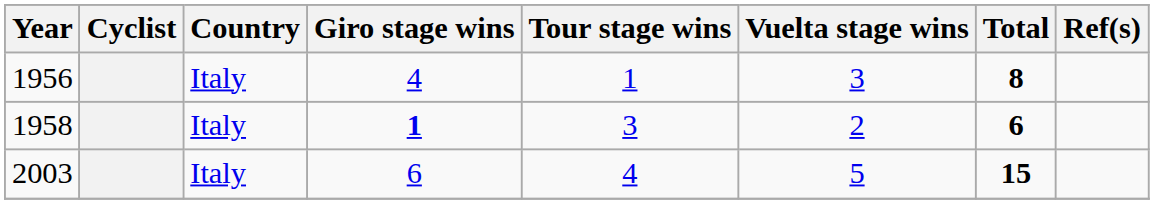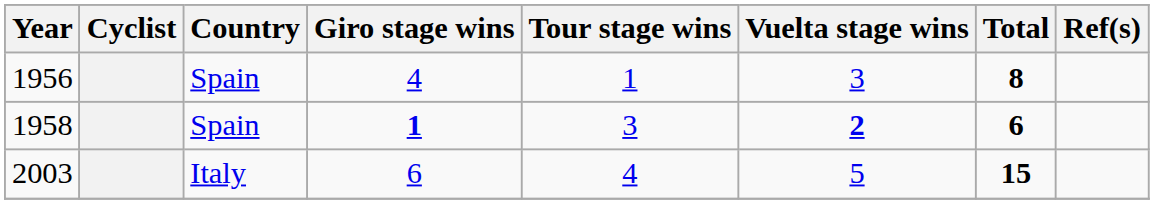(218, 76) Italy -> (225, 76) Spain
(218, 125) Italy -> (225, 125) Spain
(857, 125) normal -> (857, 125) bold
